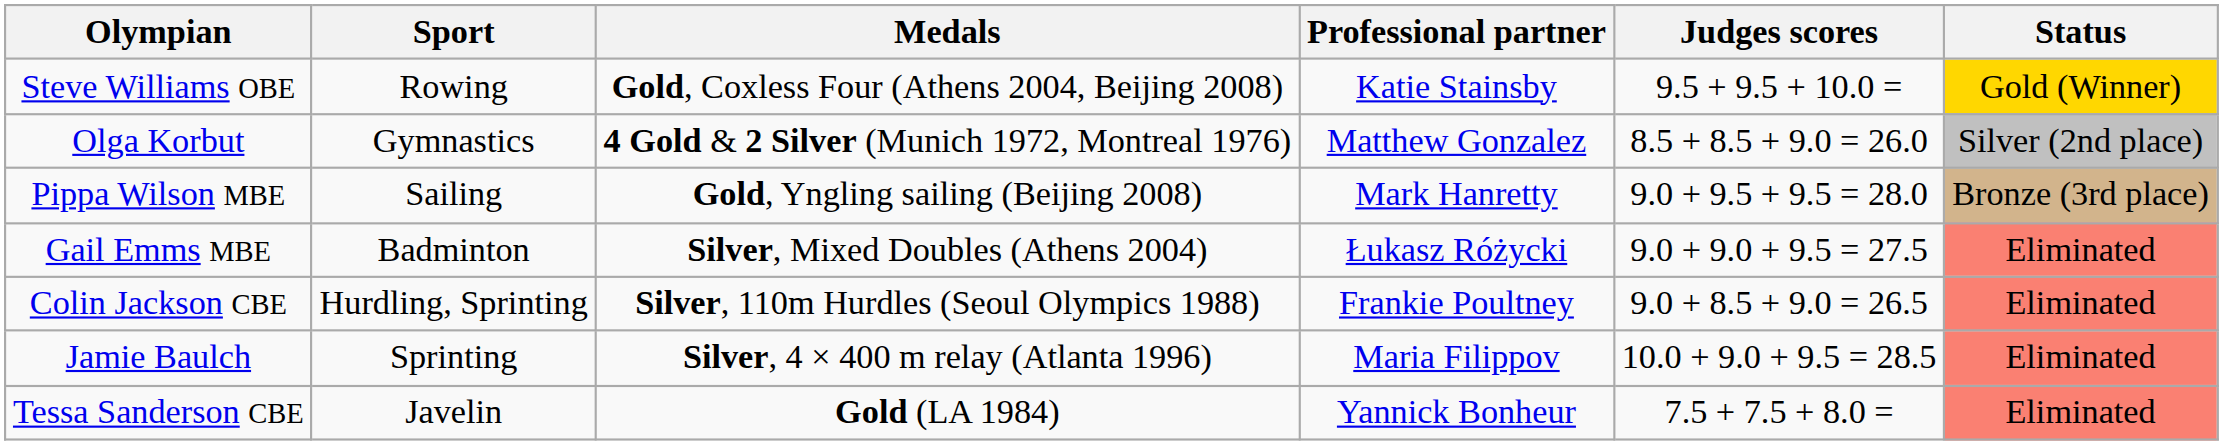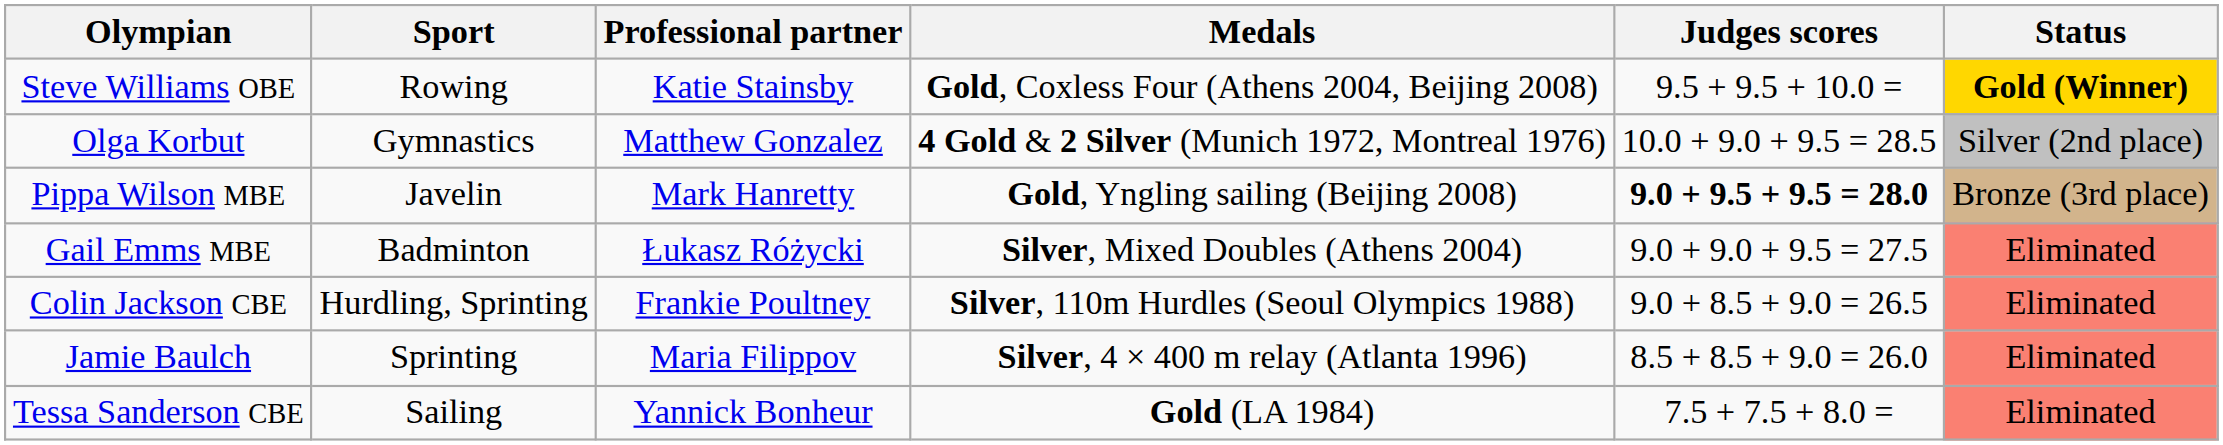columns swapped: (947, 31) <-> (1456, 31)
(2081, 85) normal -> (2081, 85) bold
(1779, 140) 8.5 + 8.5 + 9.0 = 26.0 -> (1779, 140) 10.0 + 9.0 + 9.5 = 28.5
(454, 194) Sailing -> (454, 194) Javelin
(1779, 194) normal -> (1779, 194) bold
(1779, 357) 10.0 + 9.0 + 9.5 = 28.5 -> (1779, 357) 8.5 + 8.5 + 9.0 = 26.0
(454, 411) Javelin -> (454, 411) Sailing
